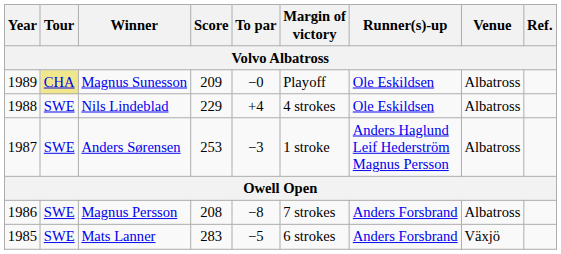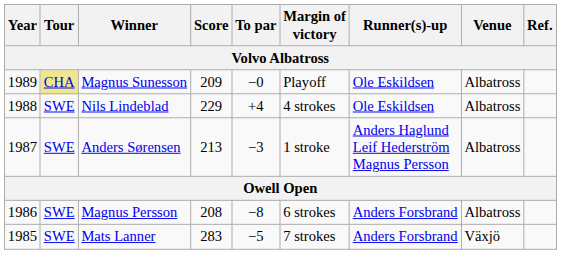(211, 147) 253 -> (211, 147) 213
(309, 212) 7 strokes -> (309, 212) 6 strokes
(309, 236) 6 strokes -> (309, 236) 7 strokes
